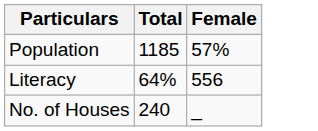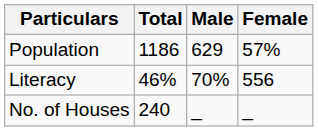+ column: (212, 19)
(159, 49) 1185 -> (159, 49) 1186
(157, 79) 64% -> (157, 79) 46%
